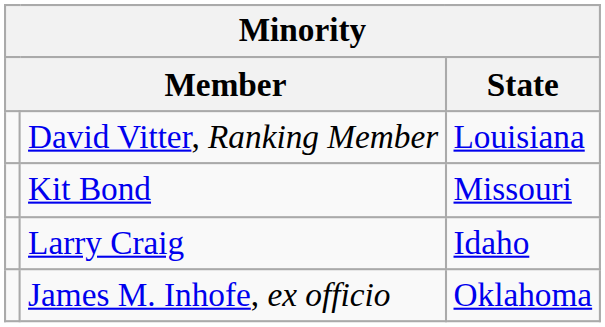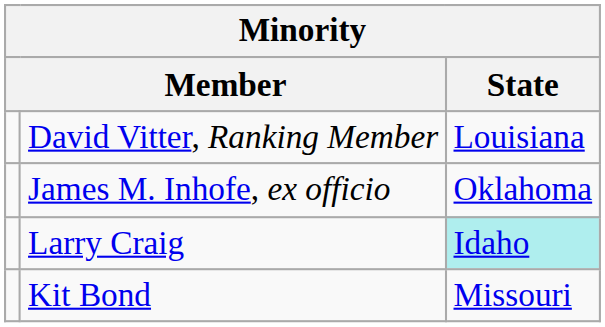rows swapped: (90, 189) <-> (209, 294)
(491, 242) no background -> (491, 242) paleturquoise background
